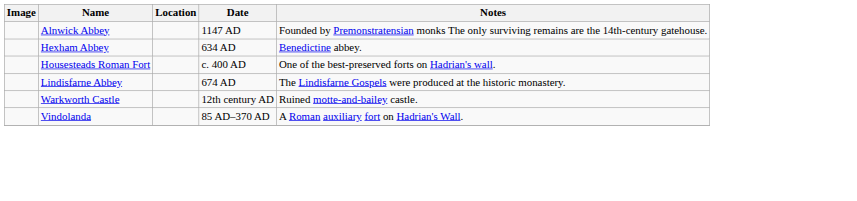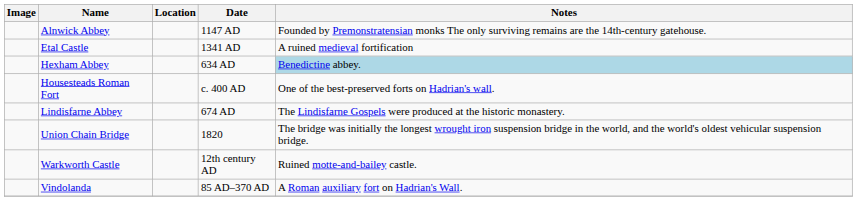+ row: (65, 47)
(320, 47) no background -> (319, 64) lightblue background
+ row: (85, 135)
